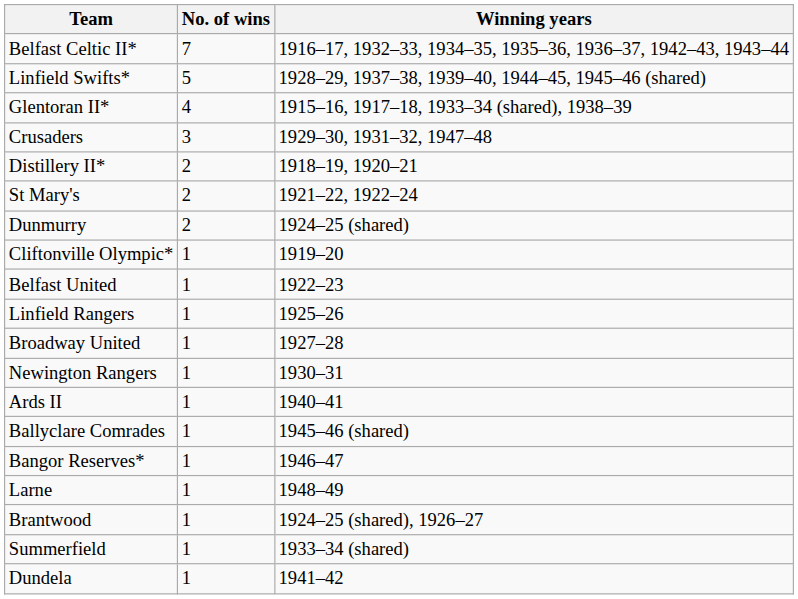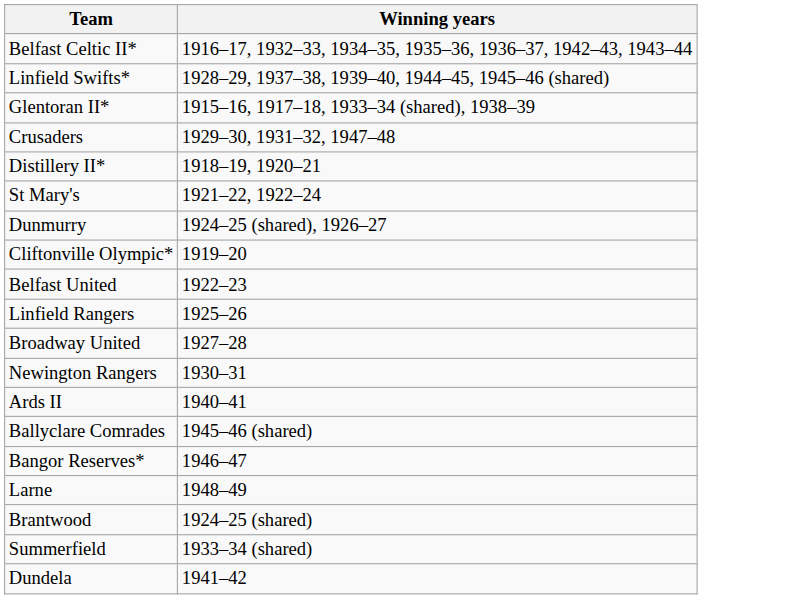- column: (226, 19)
(344, 225) 1924–25 (shared) -> (284, 225) 1924–25 (shared), 1926–27
(381, 519) 1924–25 (shared), 1926–27 -> (247, 519) 1924–25 (shared)
